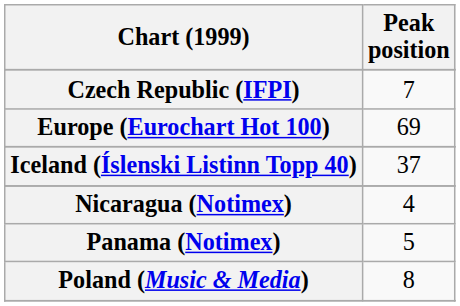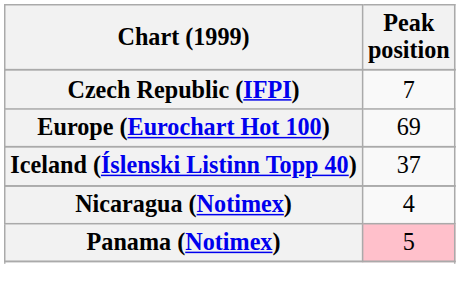(409, 242) no background -> (409, 242) pink background
- row: (184, 280)
